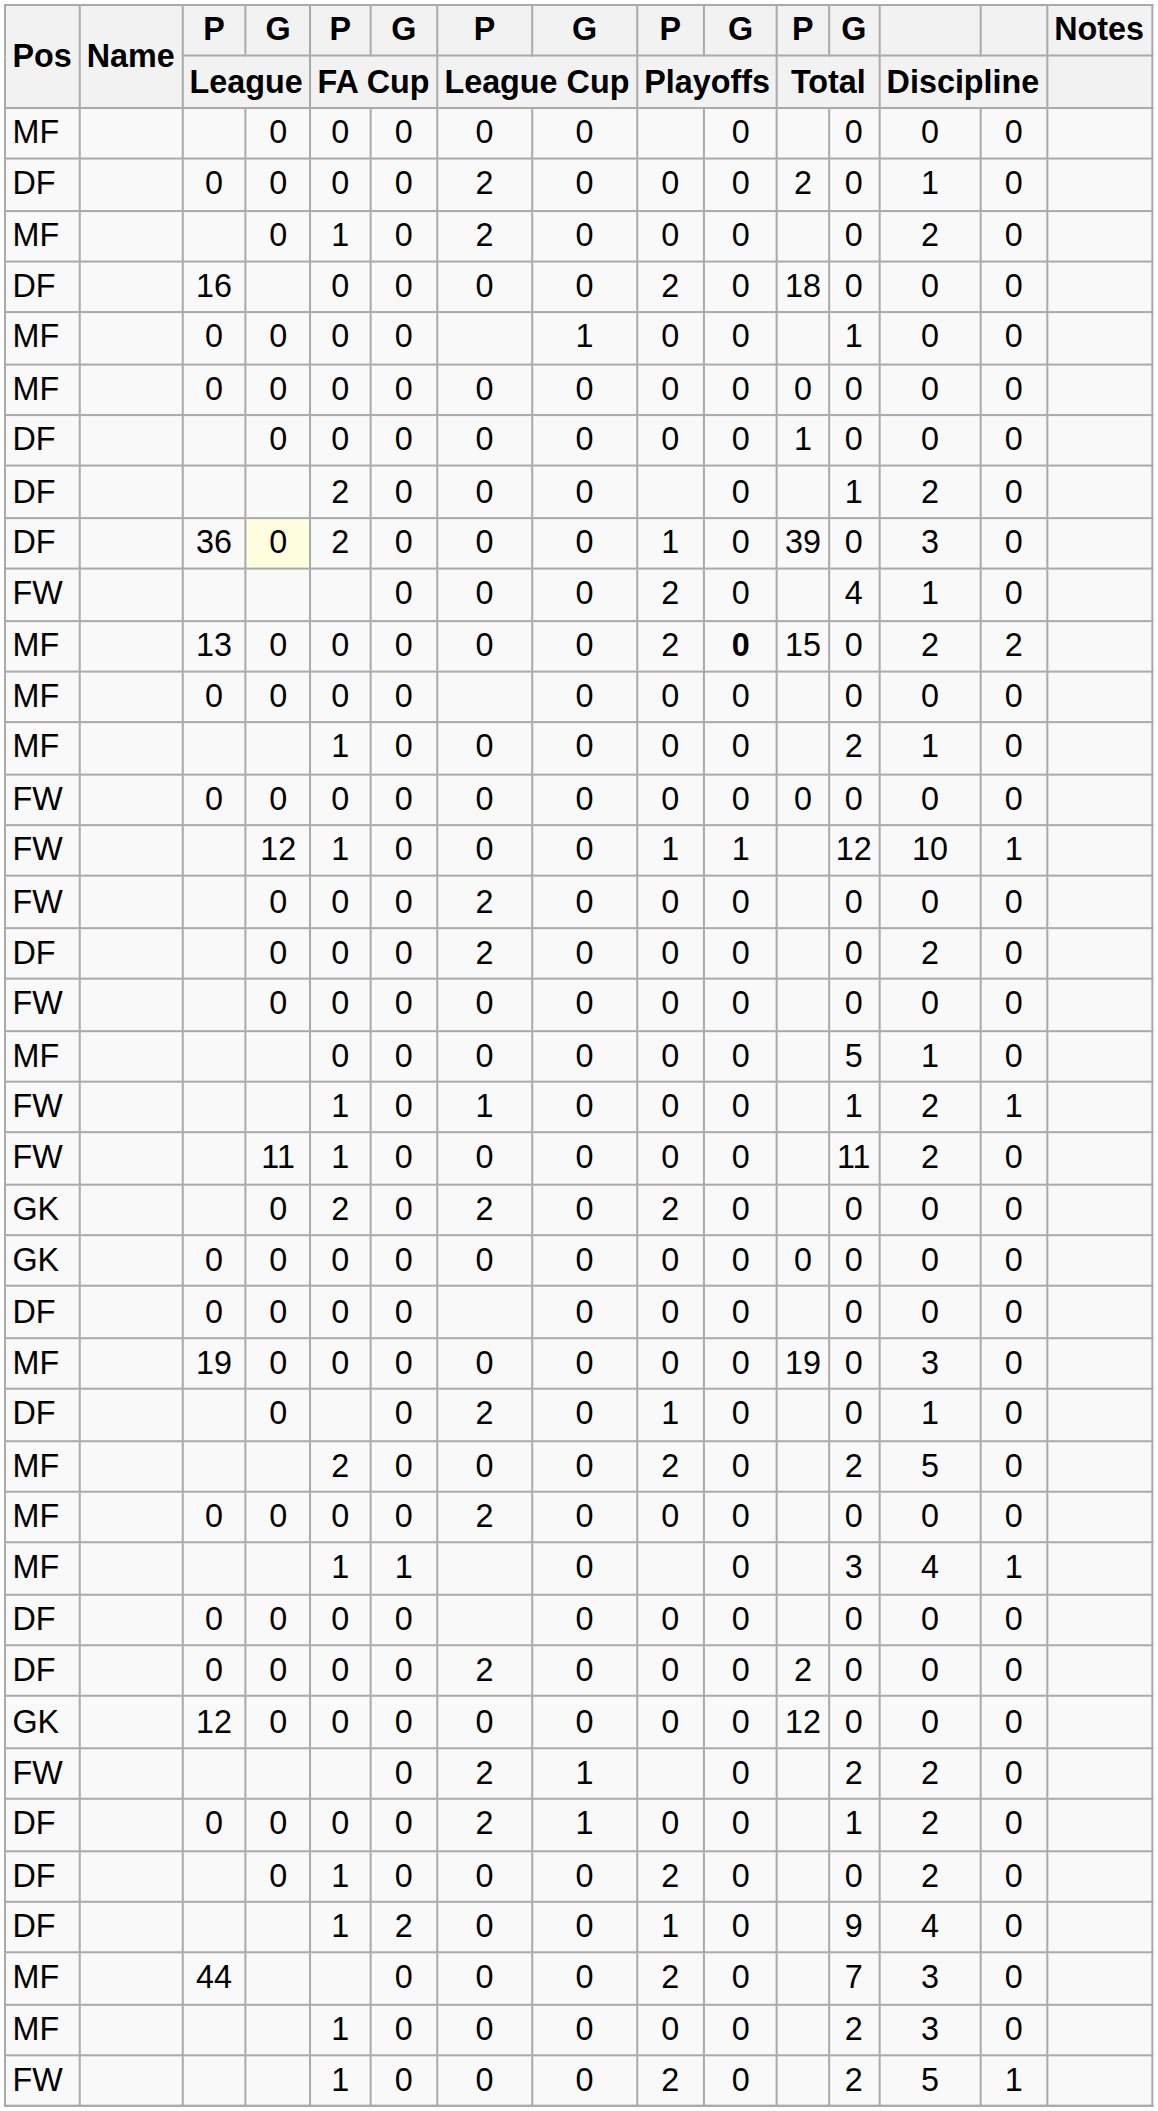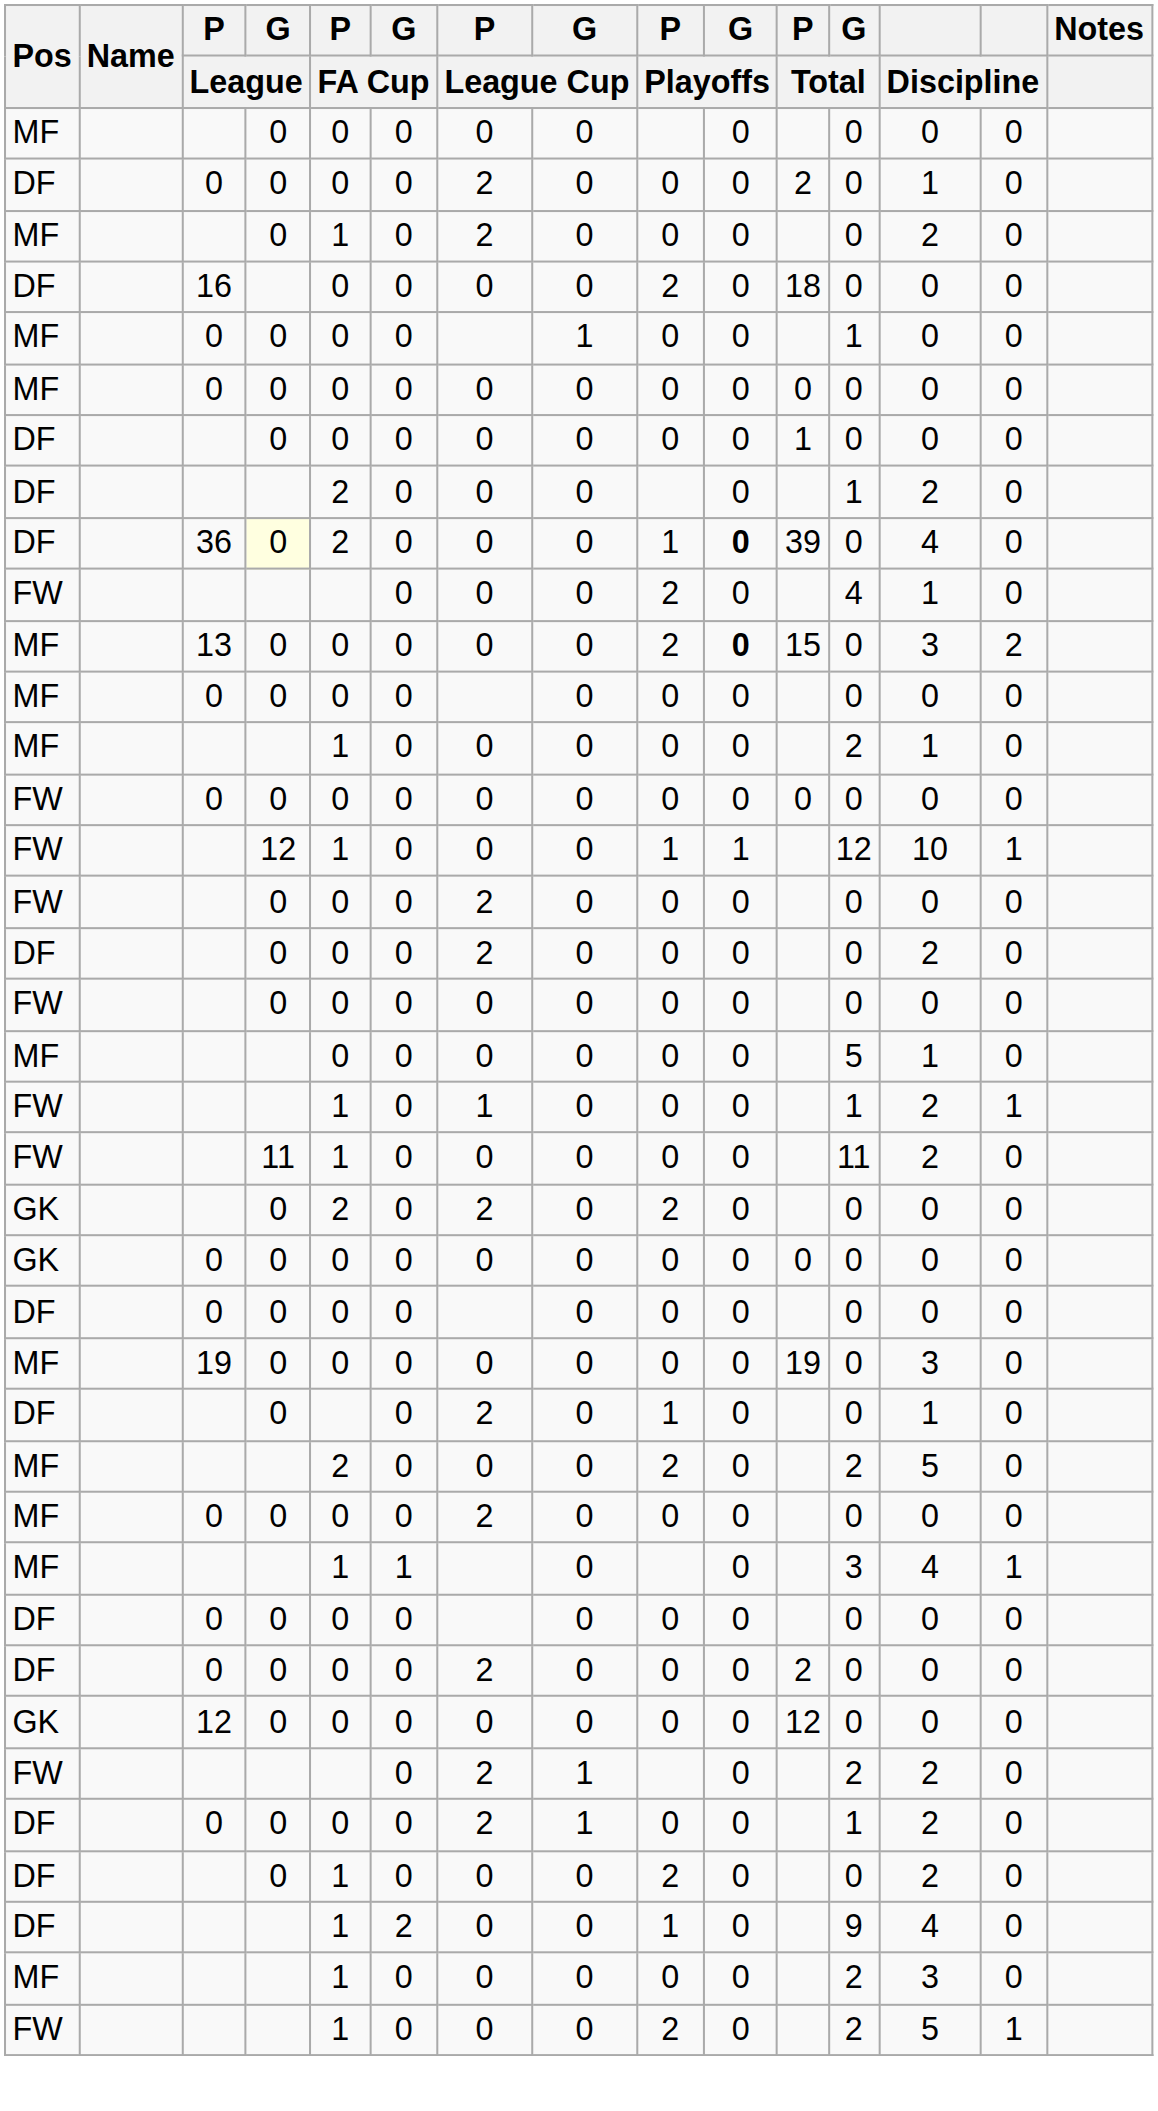(741, 542) normal -> (741, 542) bold
(930, 542) 3 -> (930, 542) 4
(930, 645) 2 -> (930, 645) 3
- row: (36, 1977)
